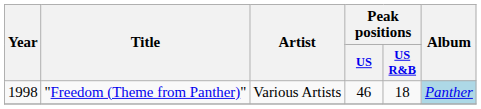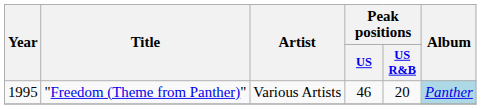(23, 92) 1998 -> (23, 92) 1995
(402, 92) 18 -> (402, 92) 20
